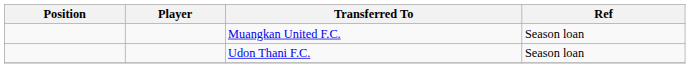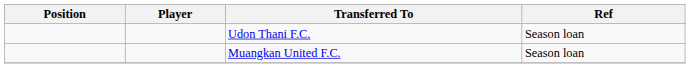rows swapped: (284, 33) <-> (269, 53)
